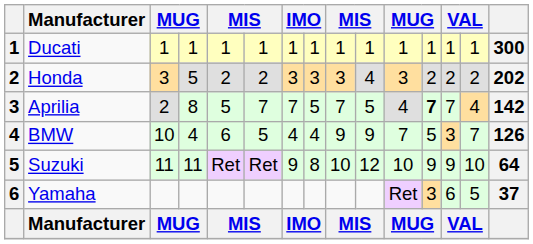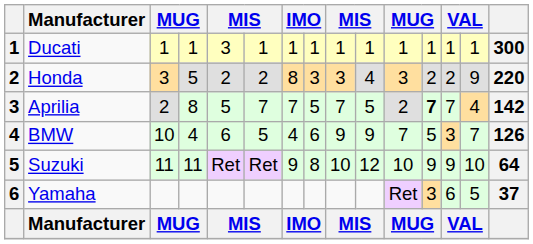(226, 48) 1 -> (226, 48) 3
(293, 77) 3 -> (293, 77) 8
(475, 77) 2 -> (475, 77) 9
(509, 77) 202 -> (509, 77) 220
(403, 106) 4 -> (403, 106) 2
(315, 135) 4 -> (315, 135) 6
